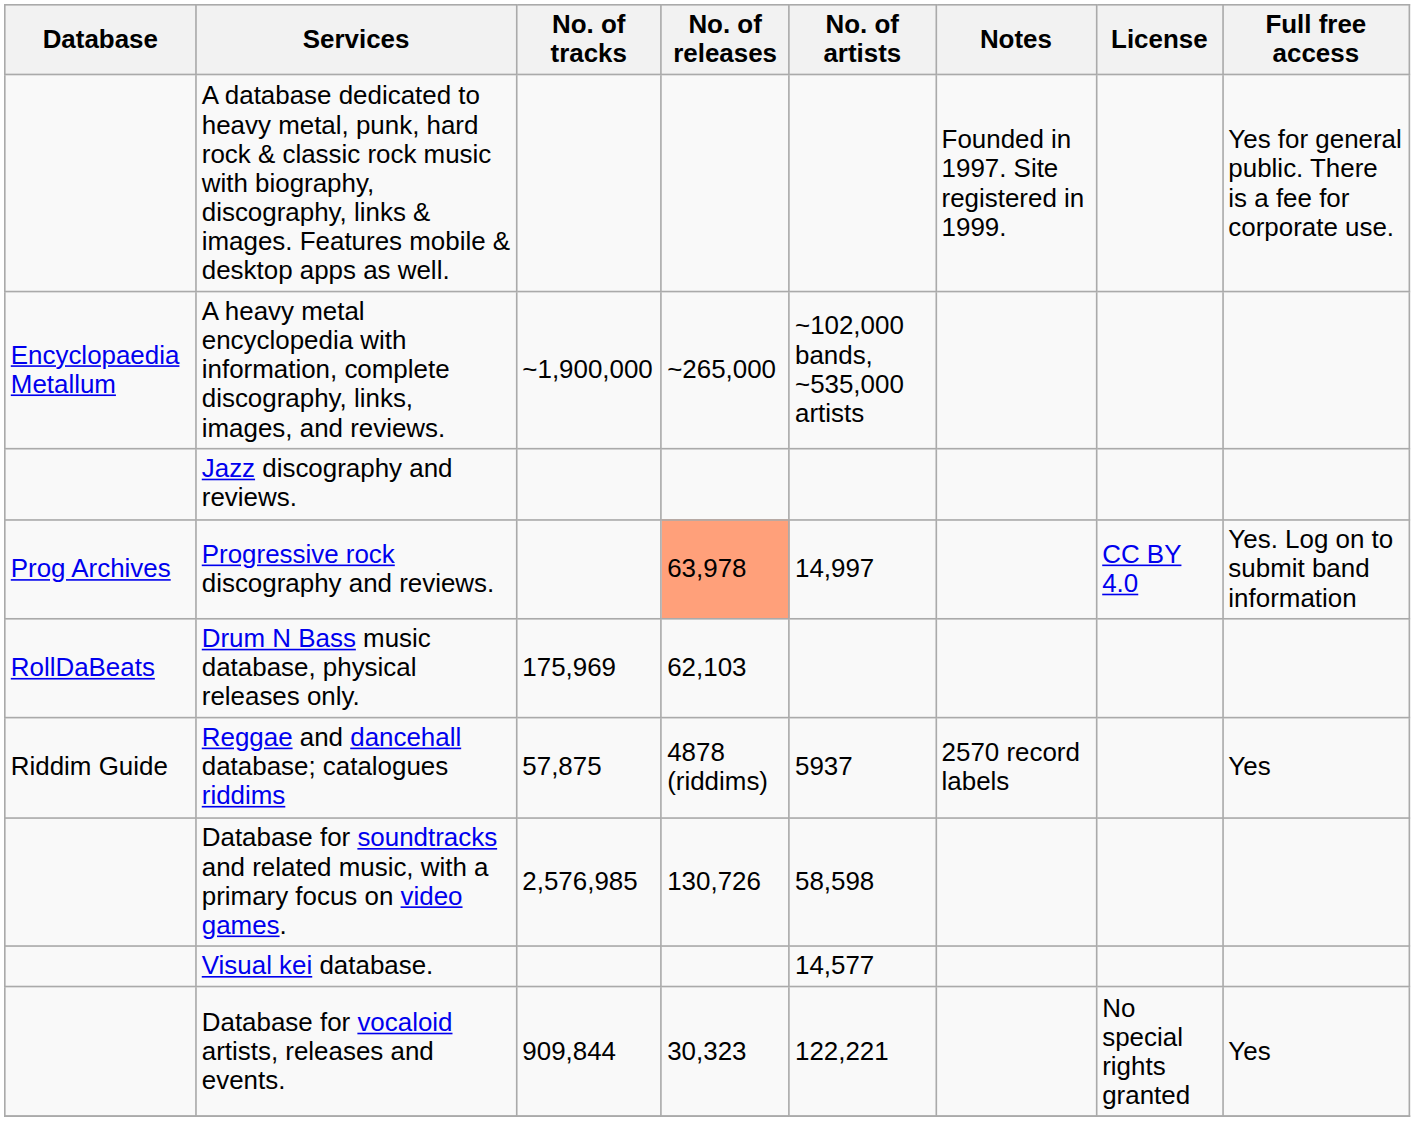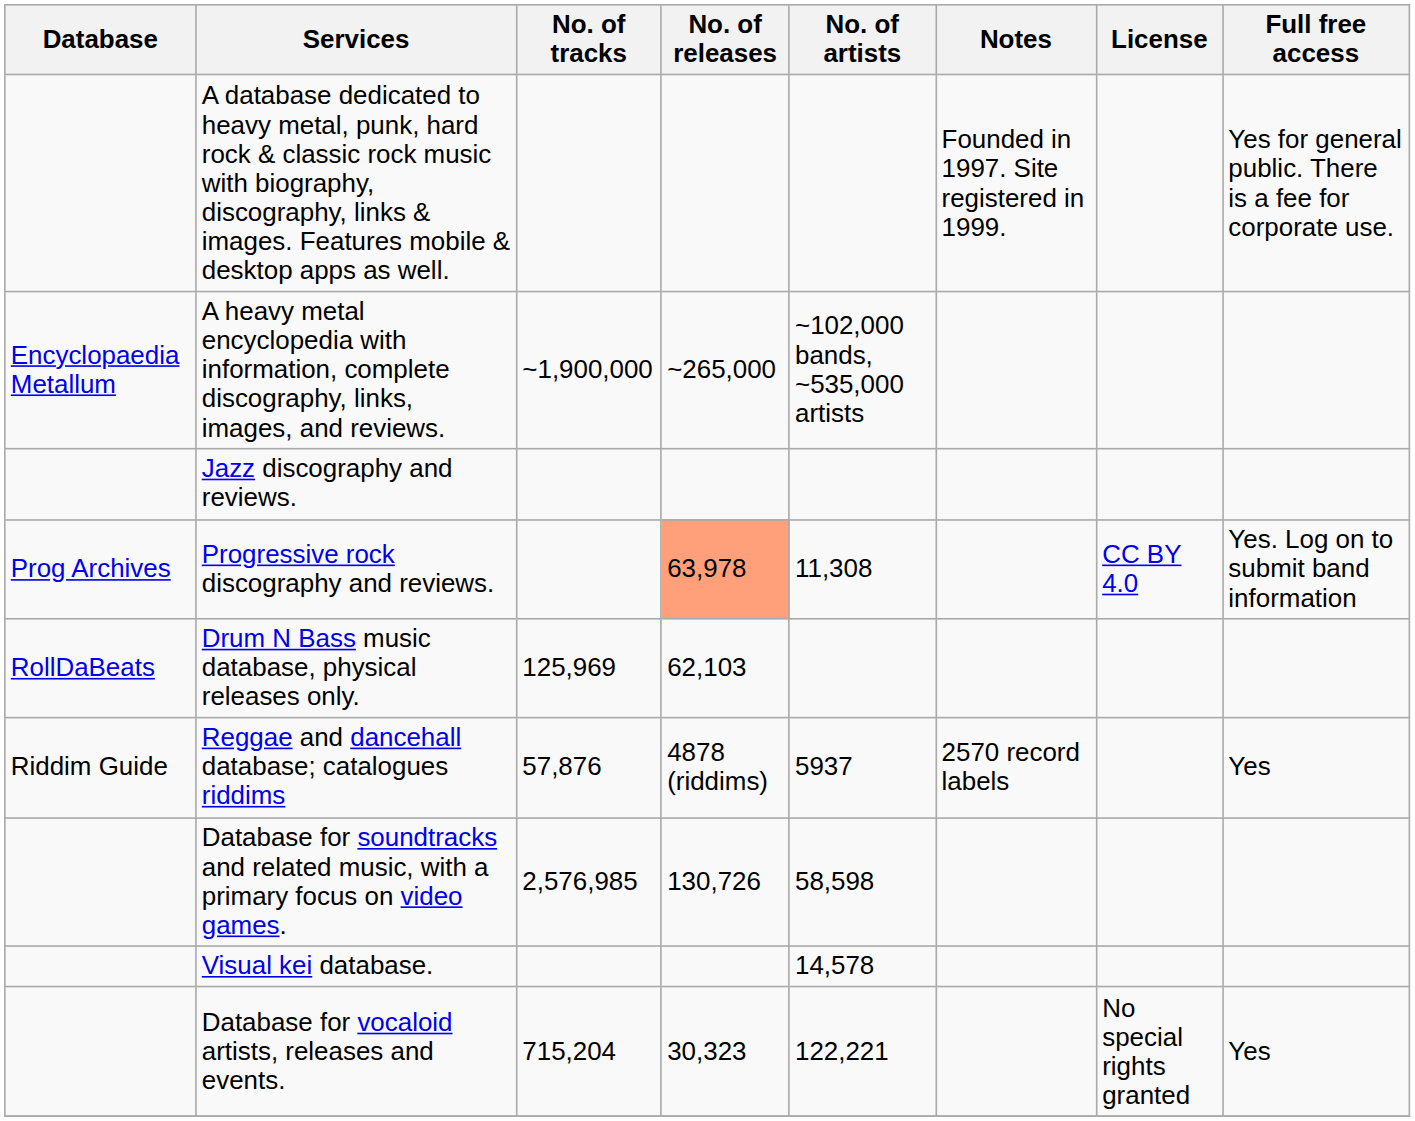(835, 568) 14,997 -> (834, 568) 11,308
(569, 667) 175,969 -> (569, 667) 125,969
(562, 767) 57,875 -> (562, 767) 57,876
(835, 966) 14,577 -> (835, 966) 14,578
(569, 1051) 909,844 -> (569, 1051) 715,204
